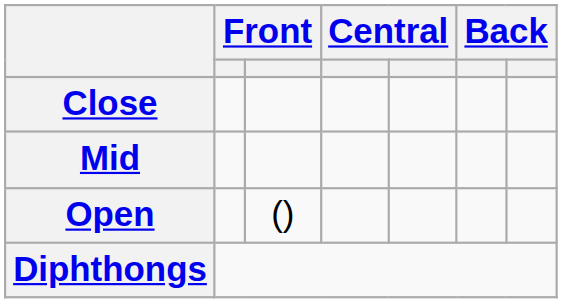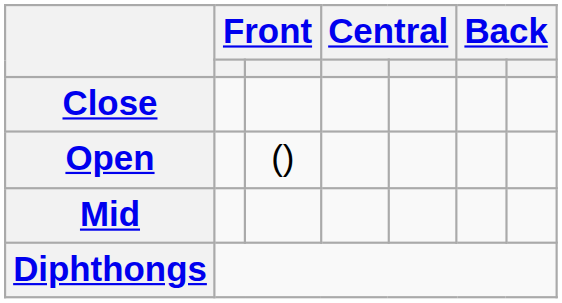rows swapped: (110, 158) <-> (110, 214)
